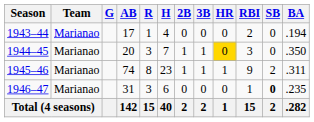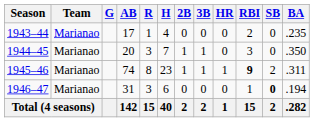(296, 32) .194 -> (296, 32) .235
(225, 51) gold background -> (225, 51) no background
(250, 70) normal -> (250, 70) bold
(296, 88) .235 -> (296, 88) .194
